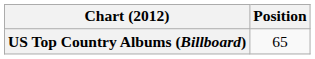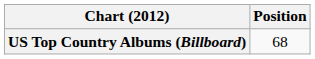(280, 41) 65 -> (280, 41) 68
